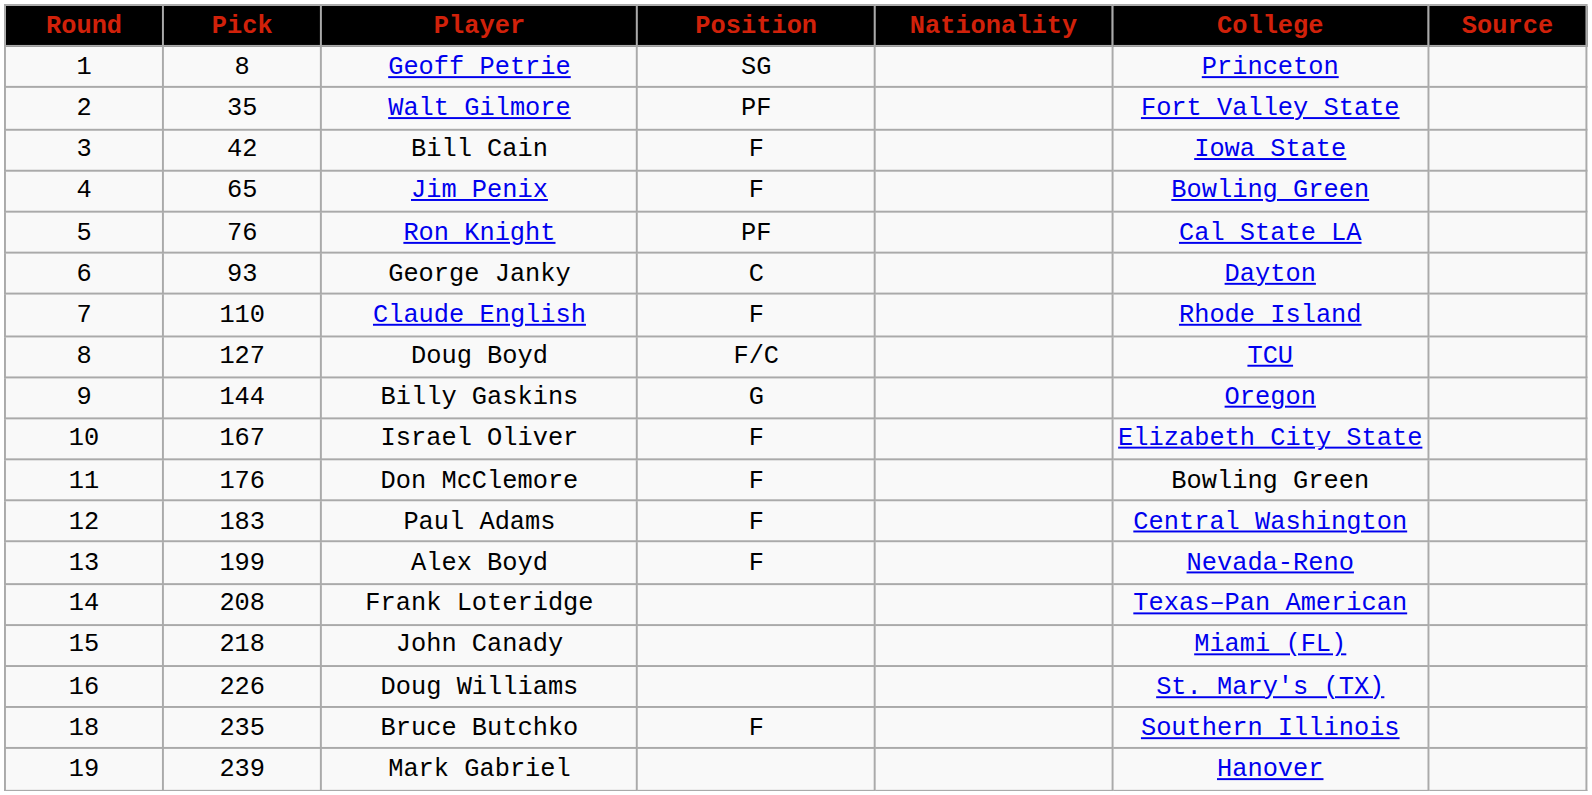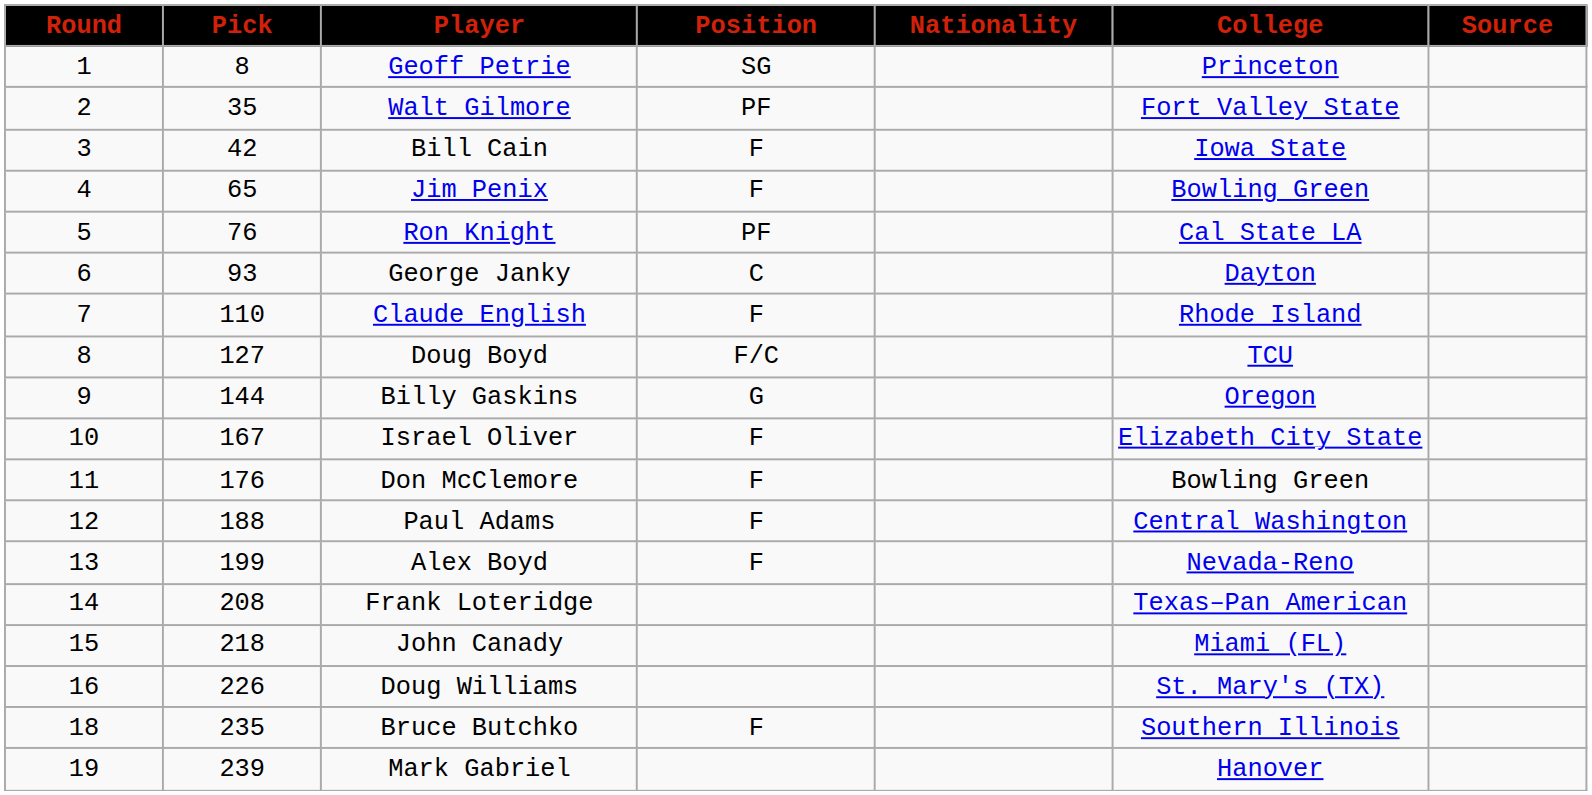(242, 521) 183 -> (242, 521) 188
